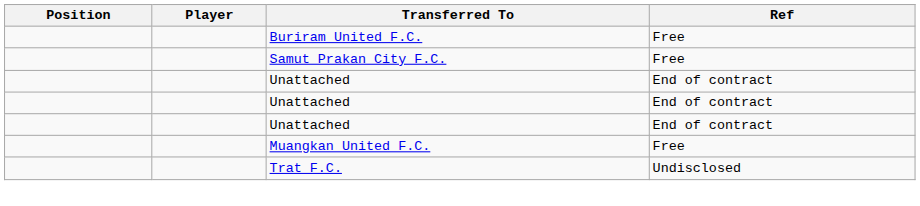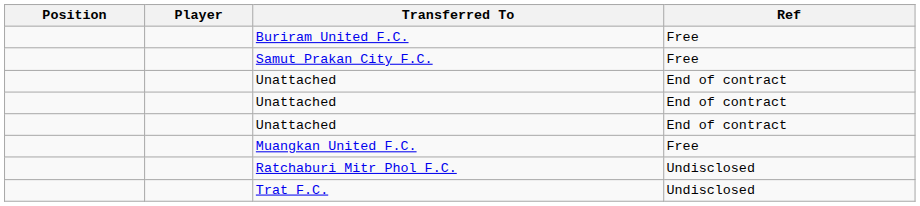+ row: (356, 168)
